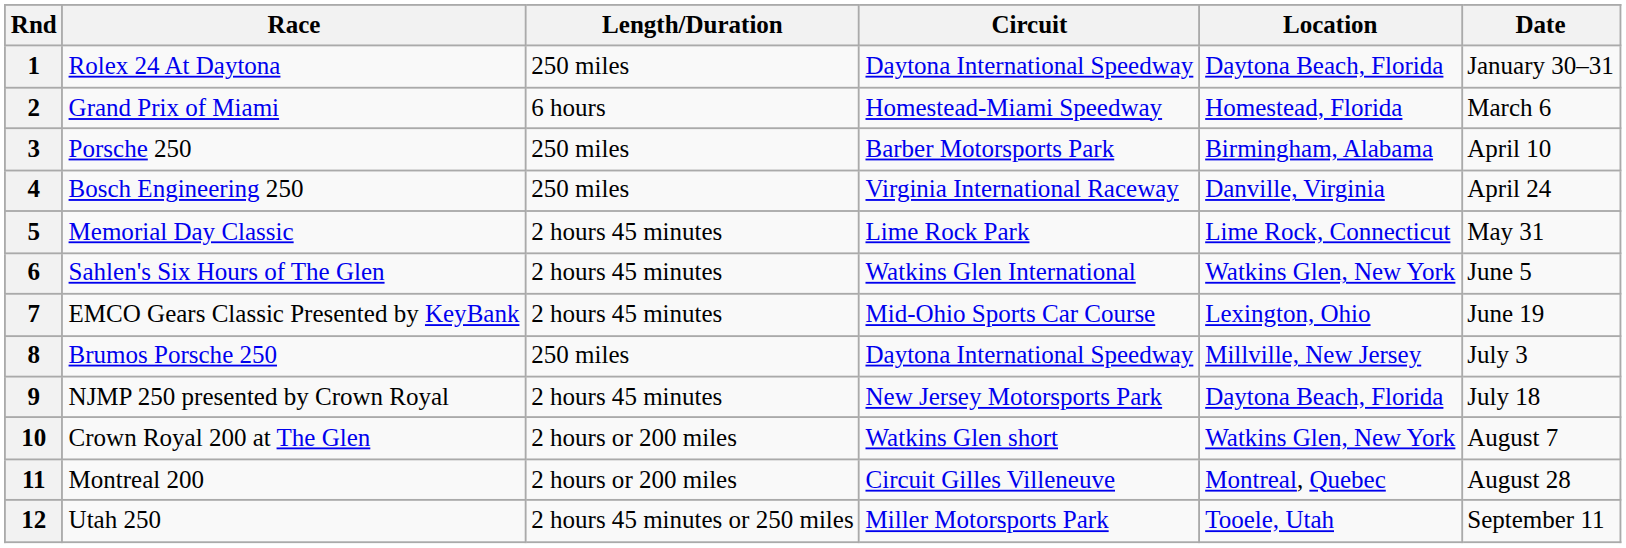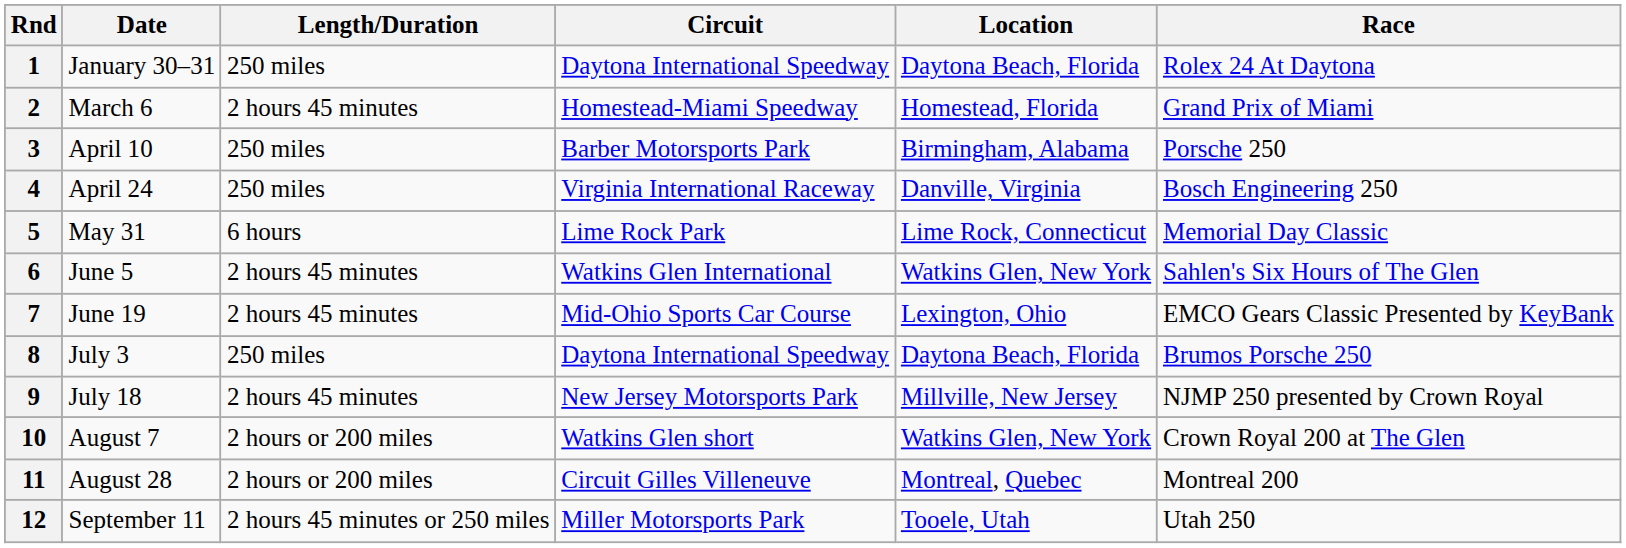columns swapped: (294, 24) <-> (1541, 24)
(568, 107) 6 hours -> (323, 107) 2 hours 45 minutes
(627, 231) 2 hours 45 minutes -> (264, 231) 6 hours
(1313, 355) Millville, New Jersey -> (1020, 355) Daytona Beach, Florida
(1324, 396) Daytona Beach, Florida -> (1009, 396) Millville, New Jersey
